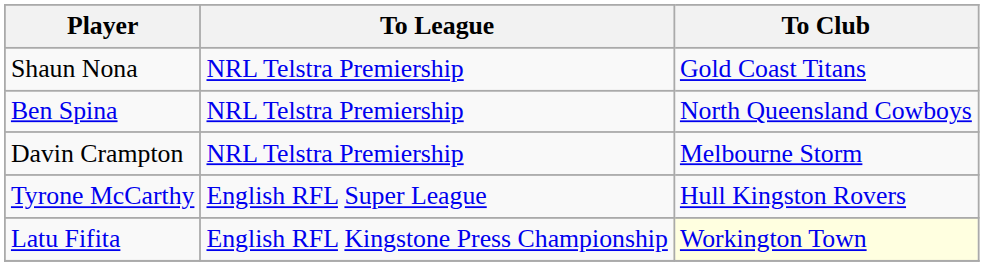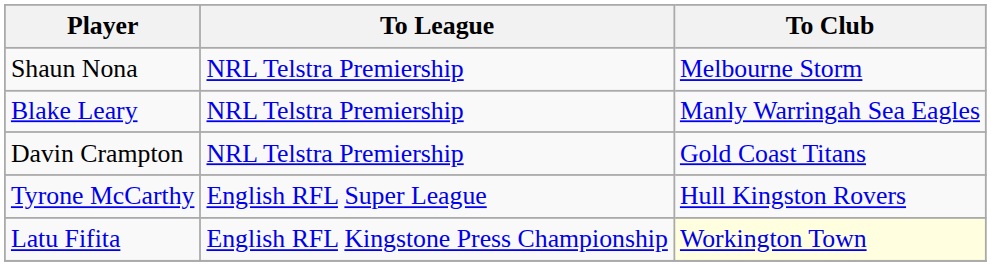(773, 68) Gold Coast Titans -> (771, 68) Melbourne Storm
+ row: (74, 111)
- row: (64, 111)
(771, 153) Melbourne Storm -> (773, 153) Gold Coast Titans
